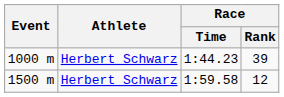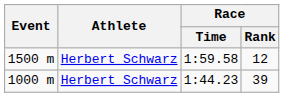rows swapped: (31, 59) <-> (31, 81)
